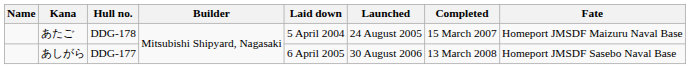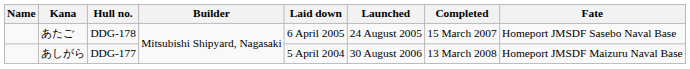(316, 33) 5 April 2004 -> (316, 33) 6 April 2005
(592, 33) Homeport JMSDF Maizuru Naval Base -> (589, 33) Homeport JMSDF Sasebo Naval Base
(316, 54) 6 April 2005 -> (316, 54) 5 April 2004
(589, 54) Homeport JMSDF Sasebo Naval Base -> (592, 54) Homeport JMSDF Maizuru Naval Base
